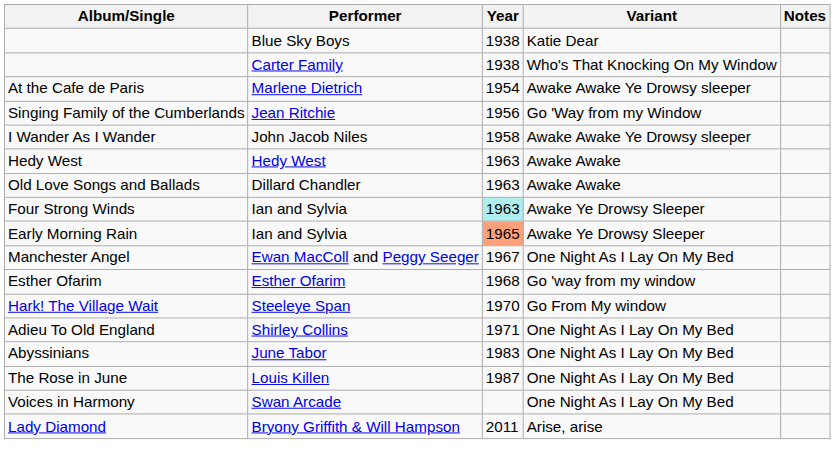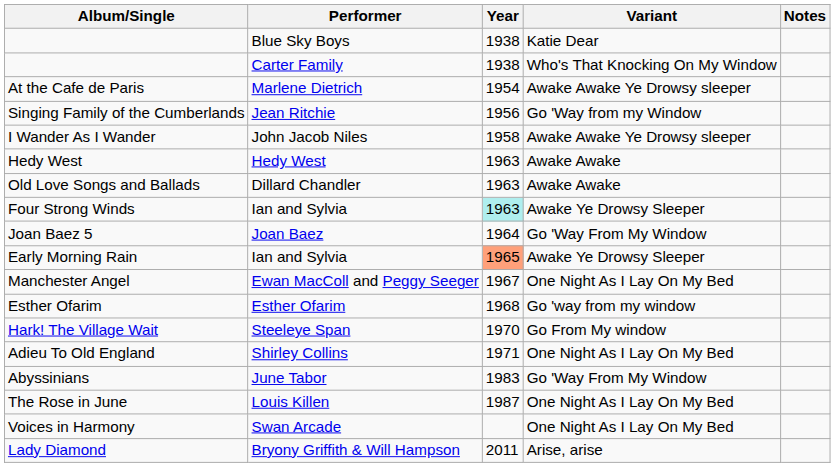+ row: (50, 233)
(630, 354) One Night As I Lay On My Bed -> (617, 378) Go 'Way From My Window
